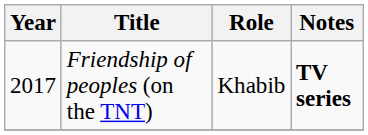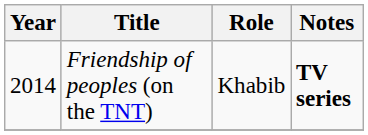(33, 85) 2017 -> (33, 85) 2014
